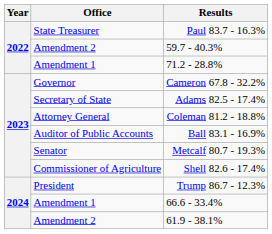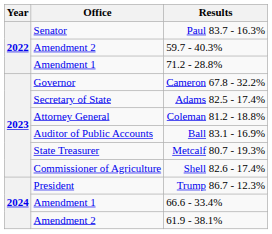(66, 30) State Treasurer -> (50, 30) Senator
(50, 151) Senator -> (66, 151) State Treasurer
